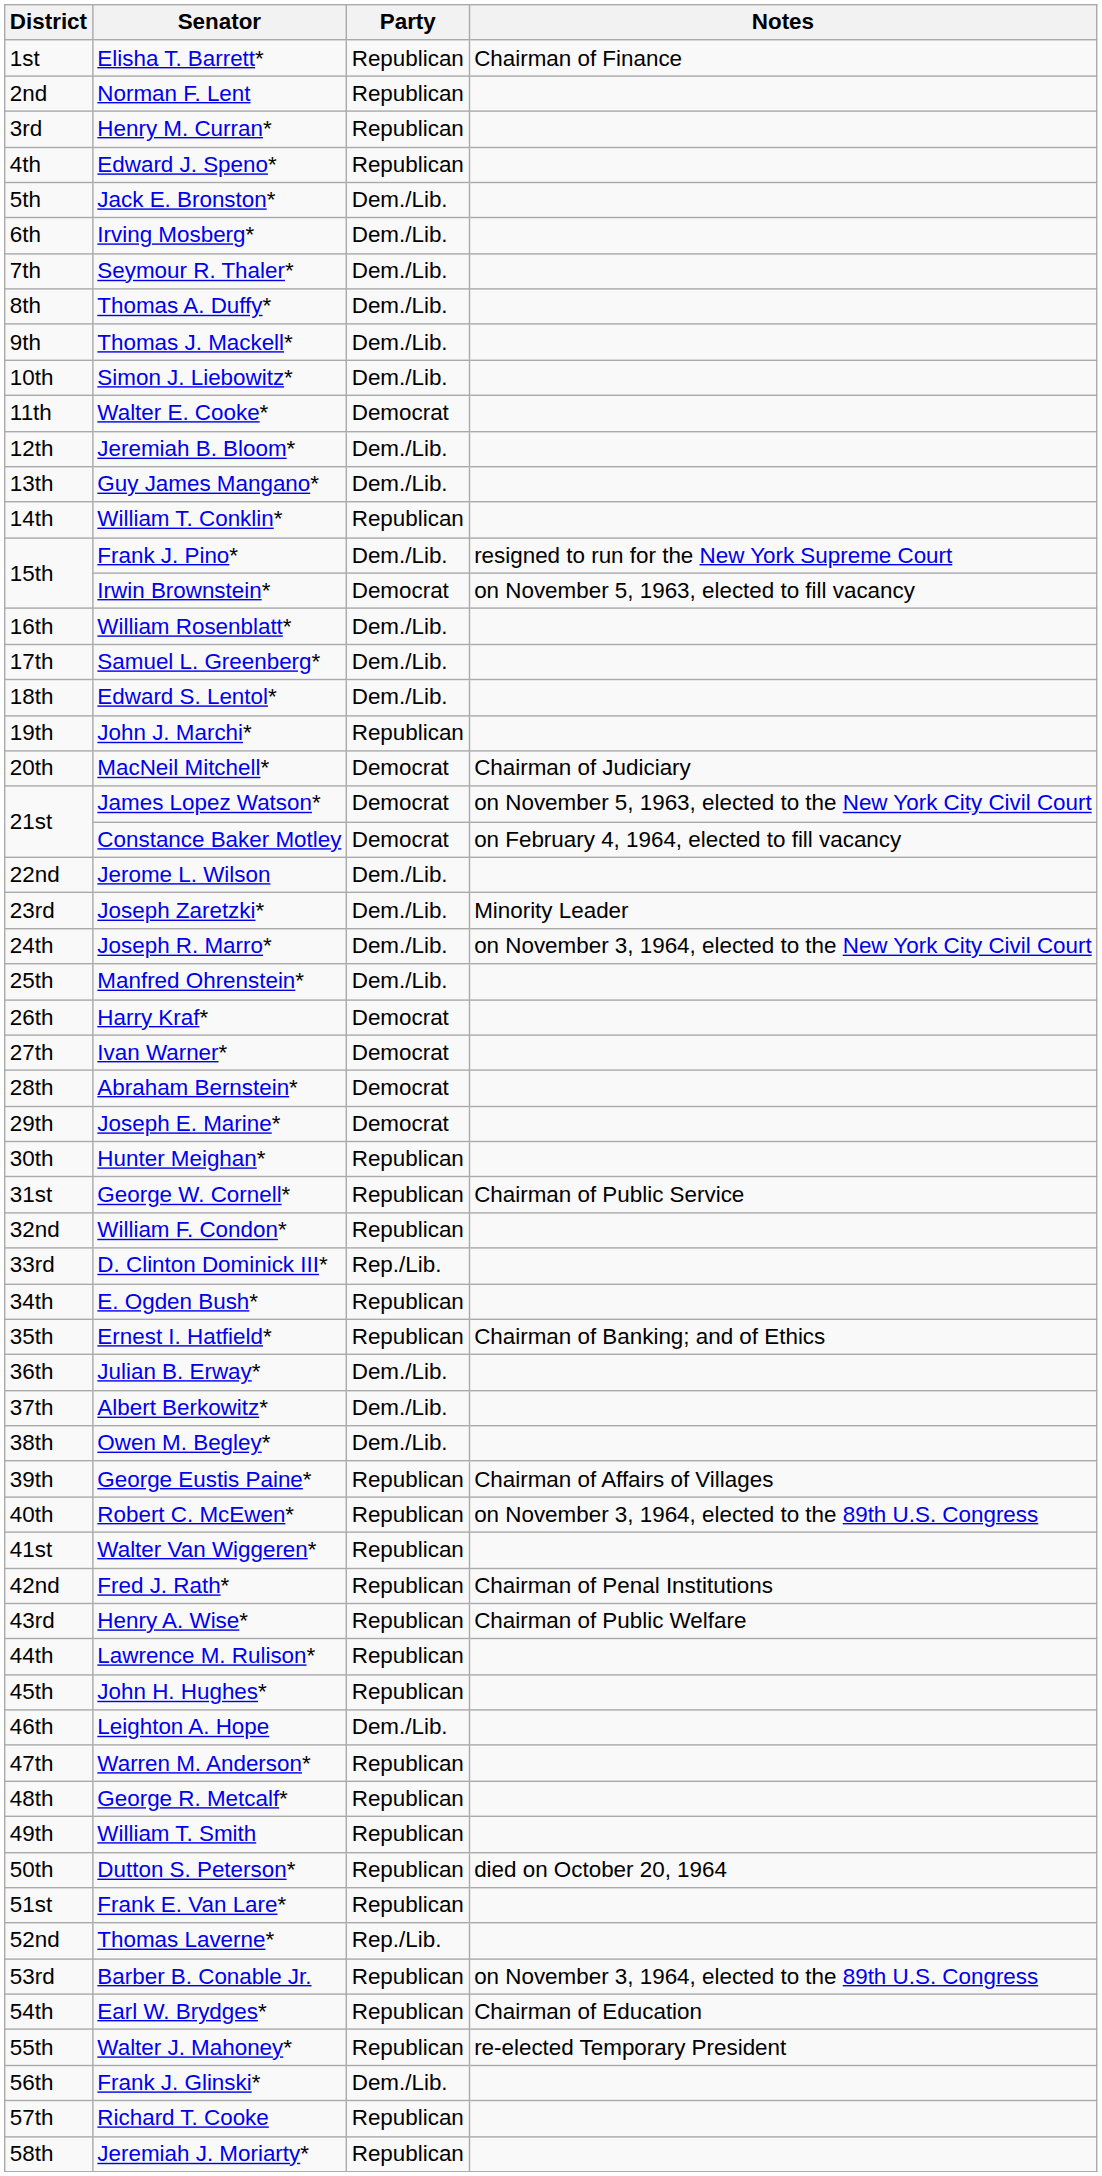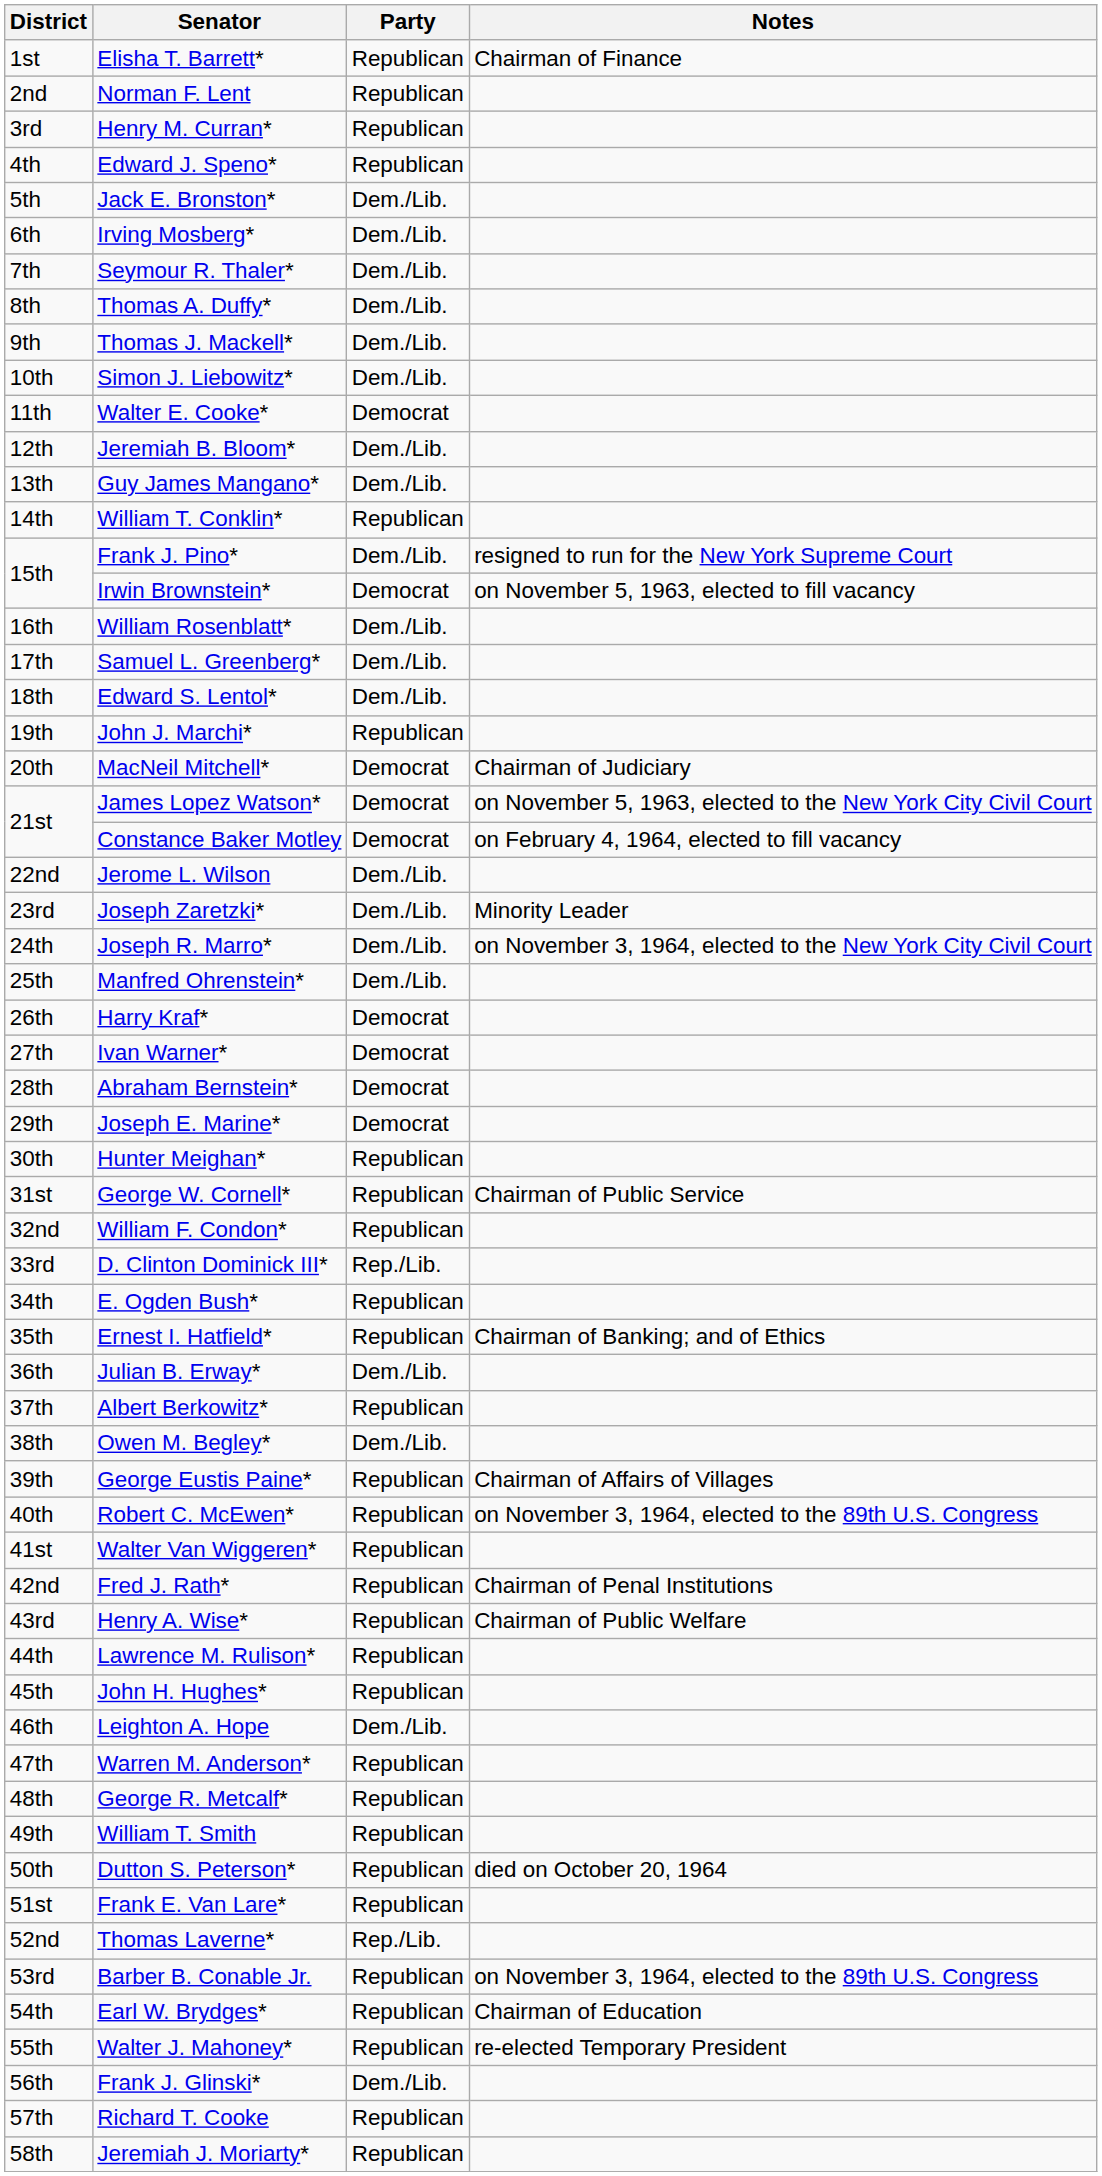(400, 1407) Dem./Lib. -> (408, 1407) Republican
